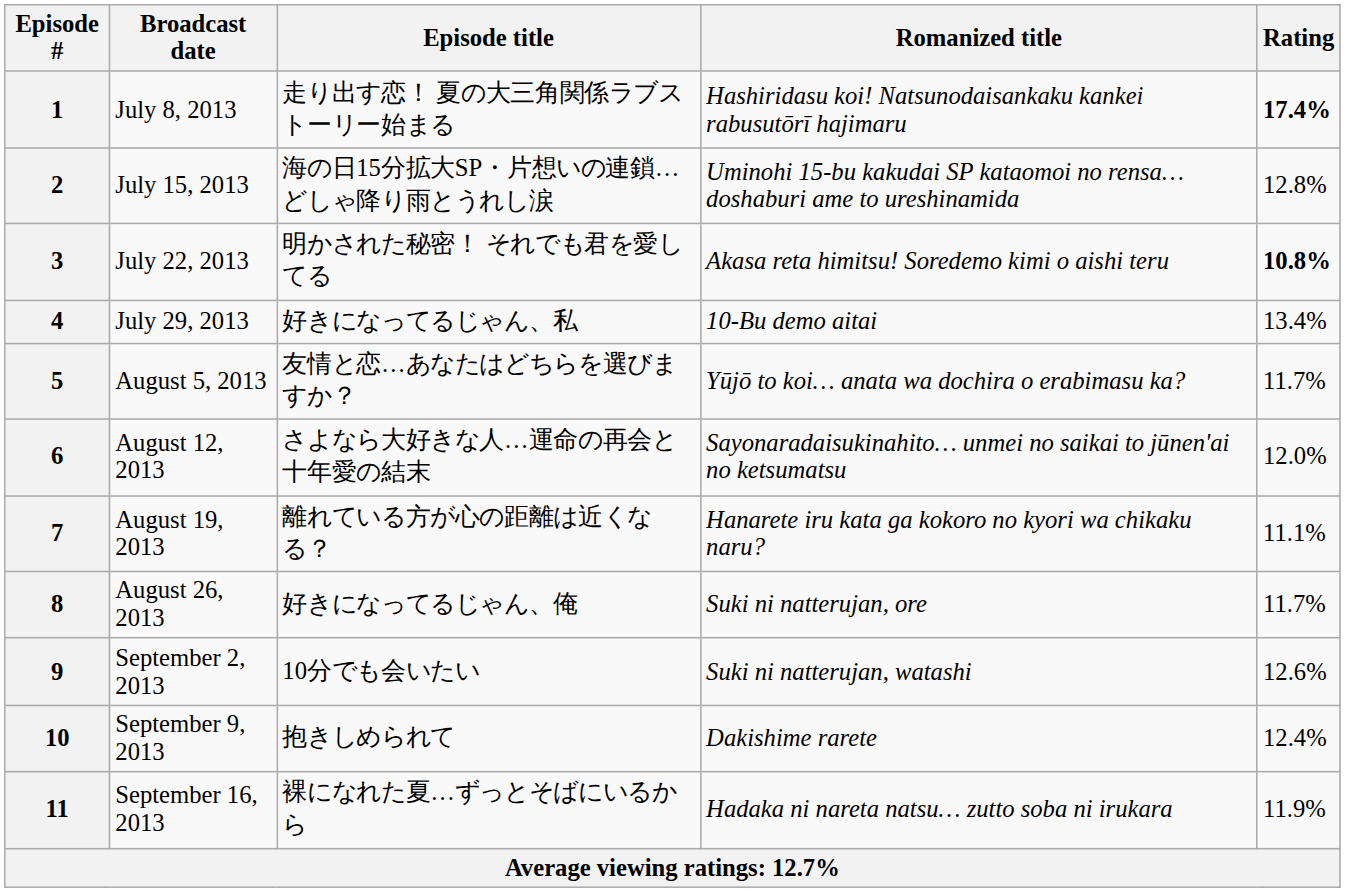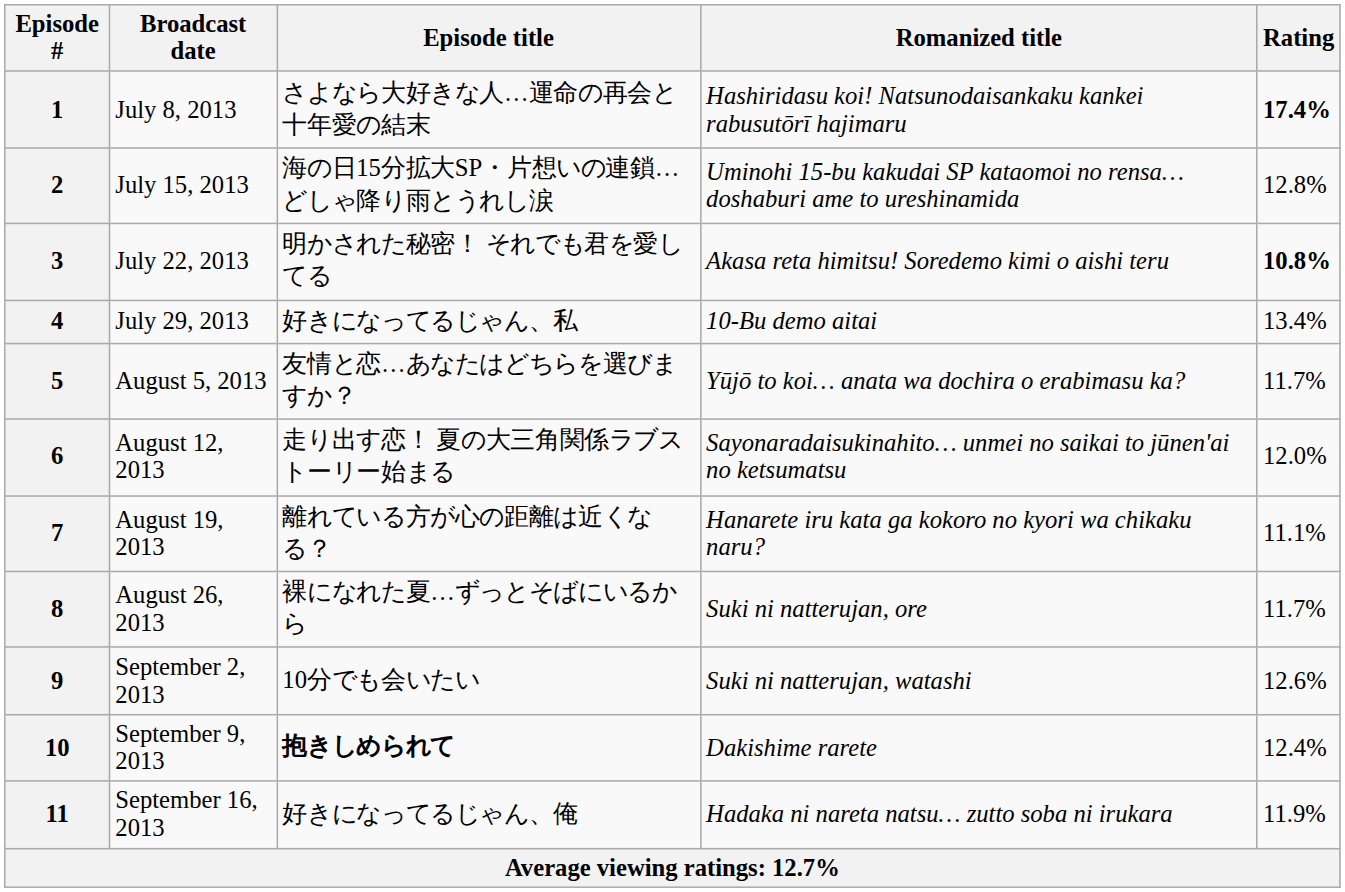(483, 108) 走り出す恋！ 夏の大三角関係ラブストーリー始まる -> (479, 108) さよなら大好きな人…運命の再会と十年愛の結末
(479, 456) さよなら大好きな人…運命の再会と十年愛の結末 -> (483, 456) 走り出す恋！ 夏の大三角関係ラブストーリー始まる
(430, 603) 好きになってるじゃん、俺 -> (479, 608) 裸になれた夏…ずっとそばにいるから
(369, 737) normal -> (369, 746) bold
(479, 808) 裸になれた夏…ずっとそばにいるから -> (430, 813) 好きになってるじゃん、俺
